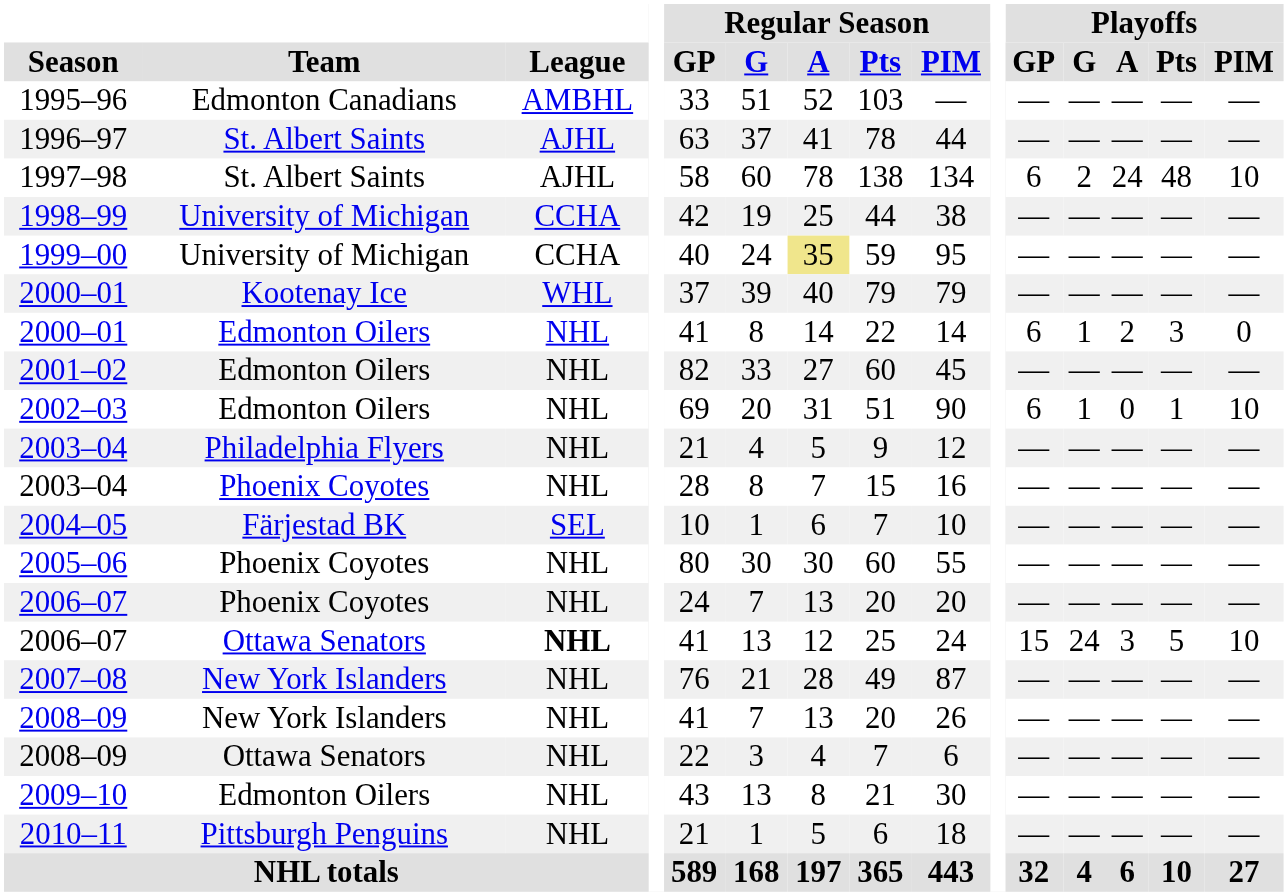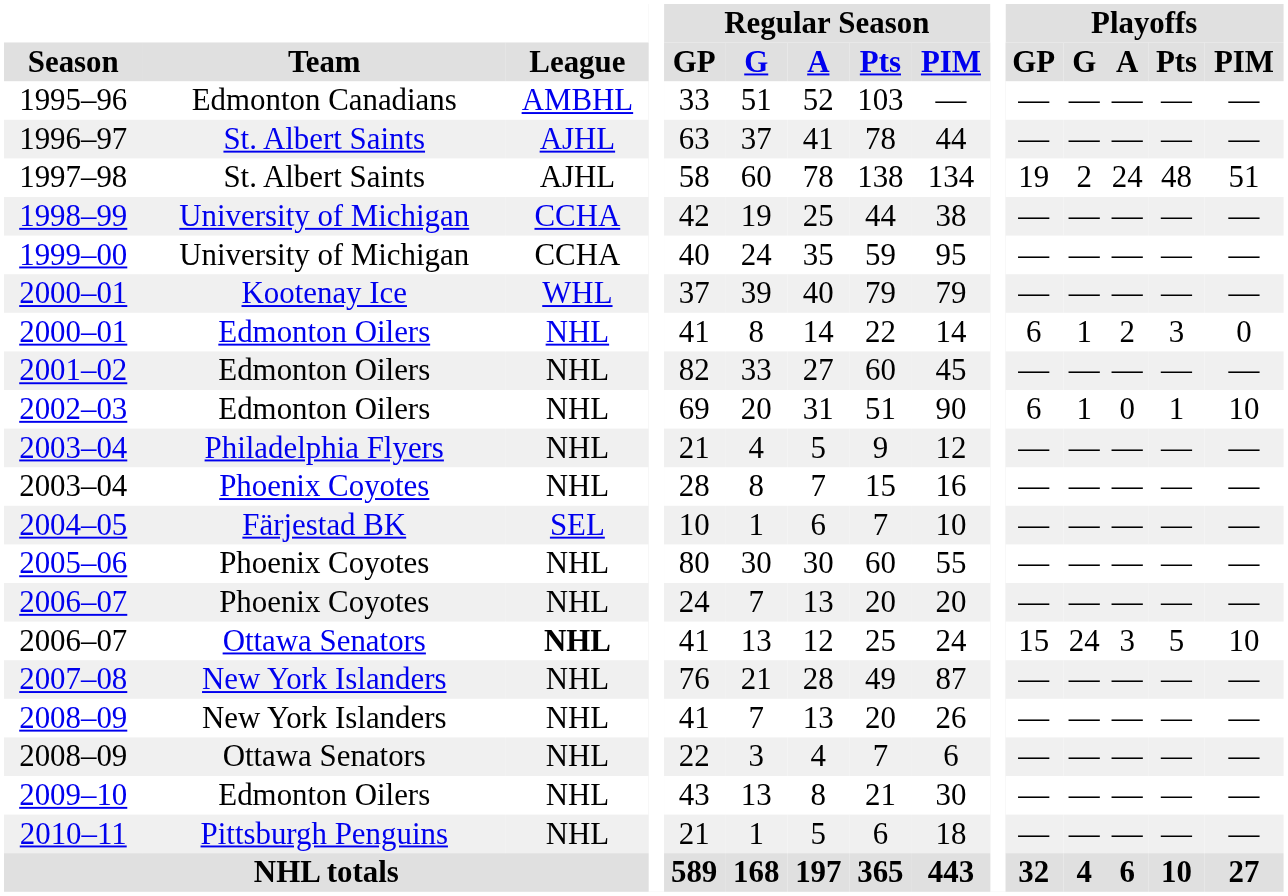(1034, 177) 6 -> (1034, 177) 19
(1244, 177) 10 -> (1244, 177) 51
(818, 254) khaki background -> (818, 254) no background
